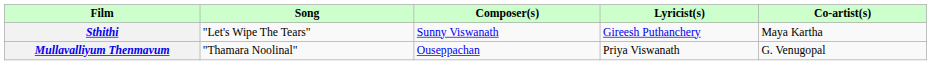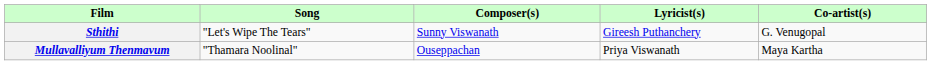(792, 32) Maya Kartha -> (793, 32) G. Venugopal
(793, 50) G. Venugopal -> (792, 50) Maya Kartha
